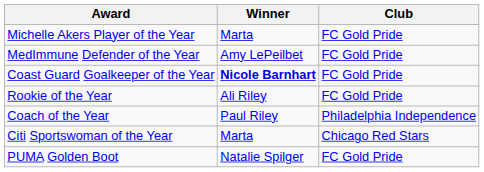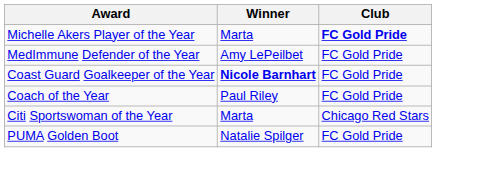(362, 34) normal -> (364, 34) bold
- row: (60, 95)
(399, 116) Philadelphia Independence -> (362, 95) FC Gold Pride
